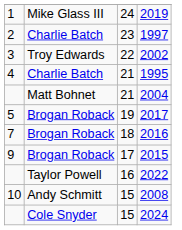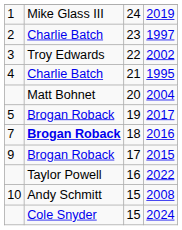(127, 94) 21 -> (133, 94) 20
(71, 134) normal -> (74, 134) bold
